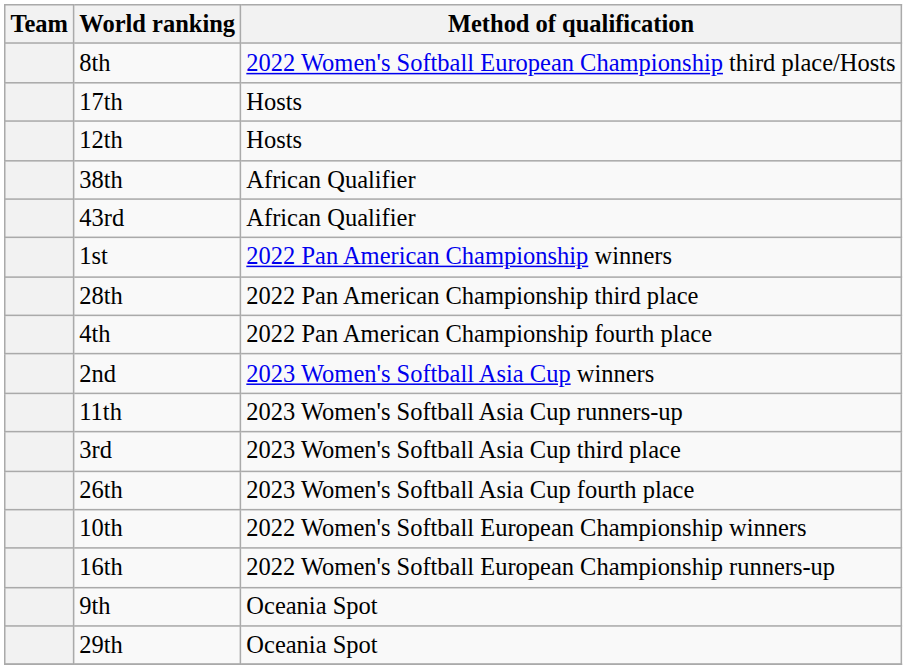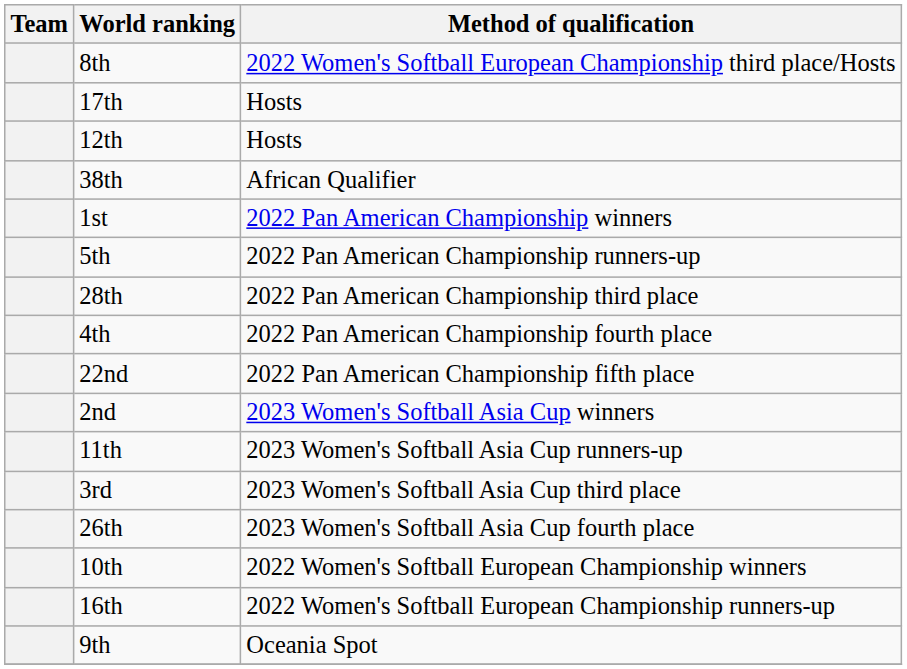- row: (102, 218)
+ row: (95, 256)
+ row: (104, 373)
- row: (101, 645)
